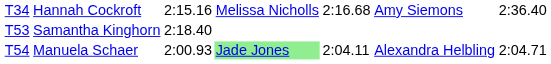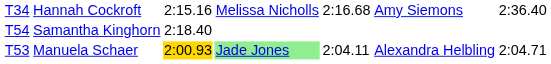(17, 30) T53 -> (17, 30) T54
(17, 50) T54 -> (17, 50) T53
(188, 50) no background -> (188, 50) gold background
